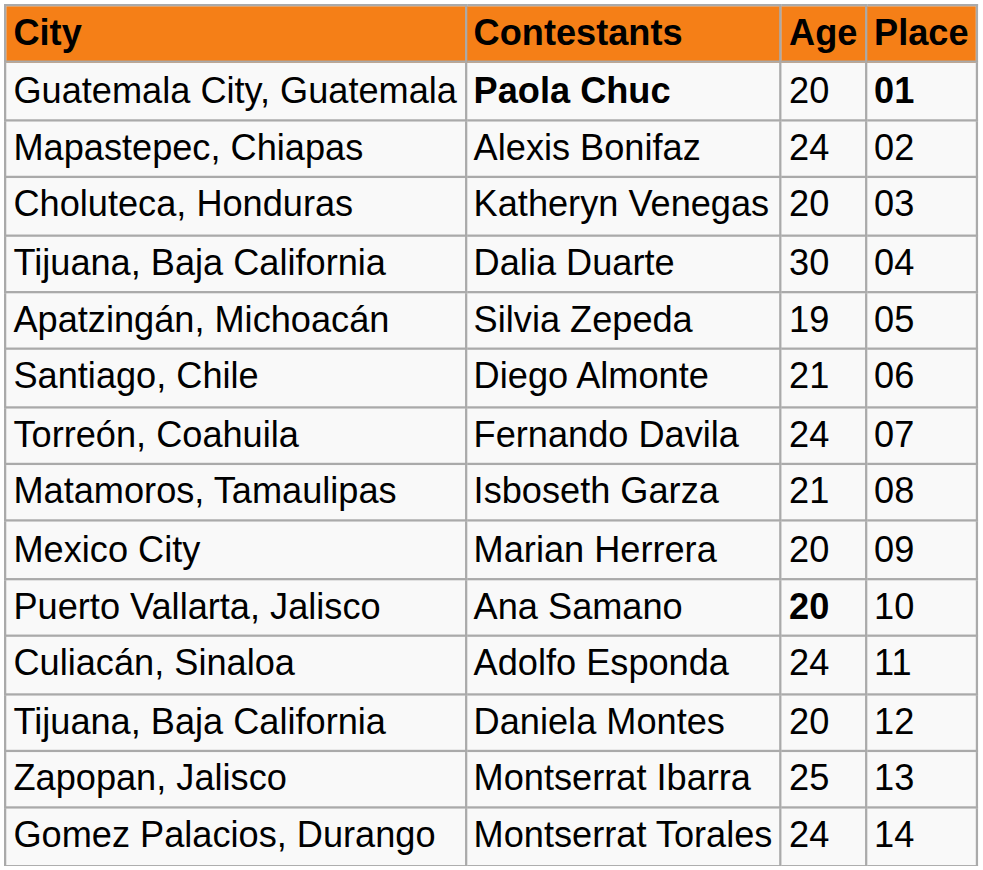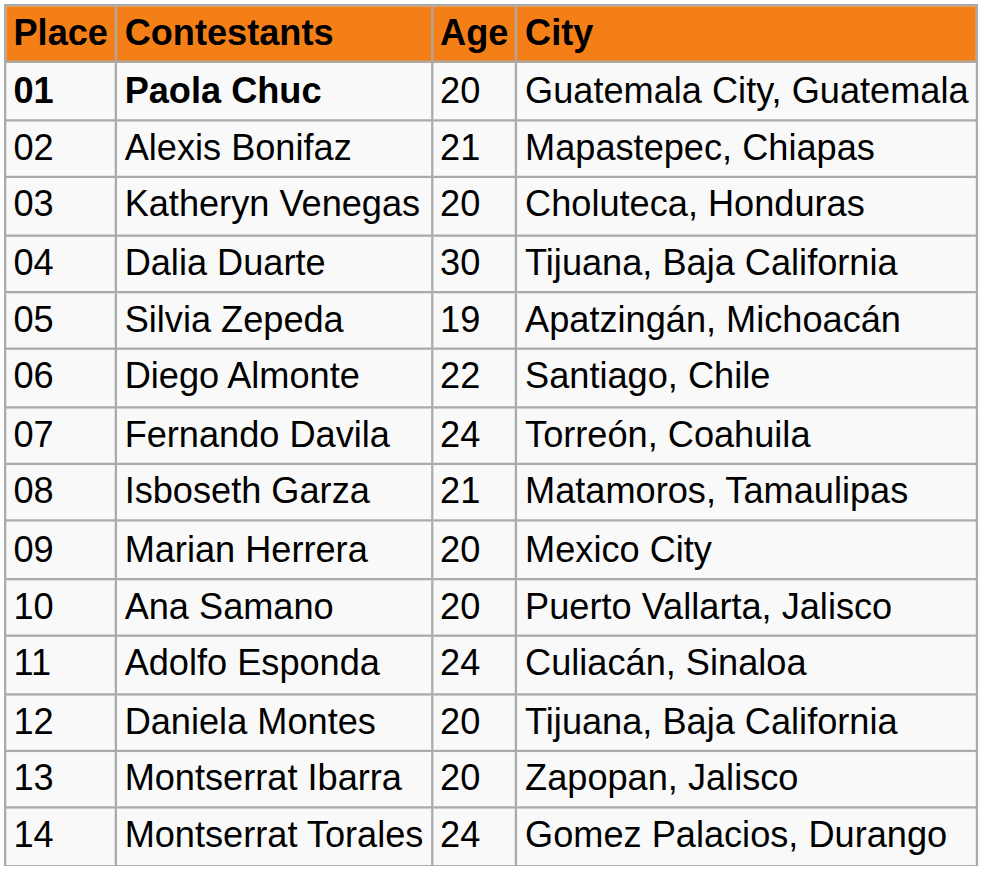columns swapped: (921, 33) <-> (48, 33)
(809, 147) 24 -> (460, 147) 21
(809, 377) 21 -> (460, 377) 22
(809, 606) bold -> (460, 606) normal
(809, 778) 25 -> (460, 778) 20
